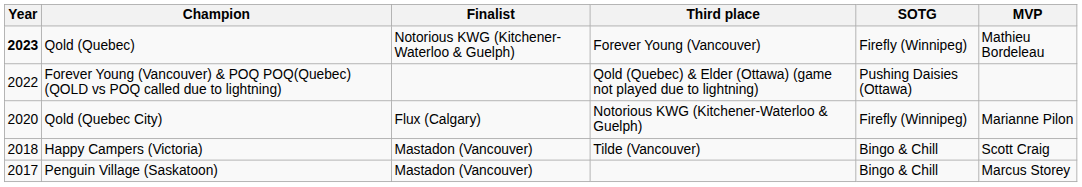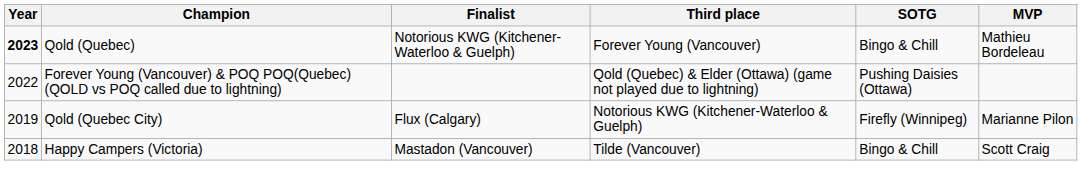(913, 44) Firefly (Winnipeg) -> (899, 44) Bingo & Chill
(23, 119) 2020 -> (23, 119) 2019
- row: (131, 170)
